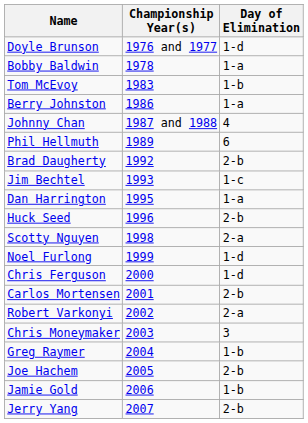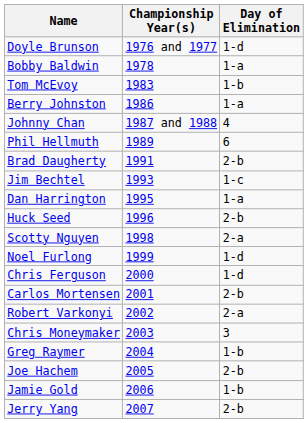(140, 161) 1992 -> (140, 161) 1991
